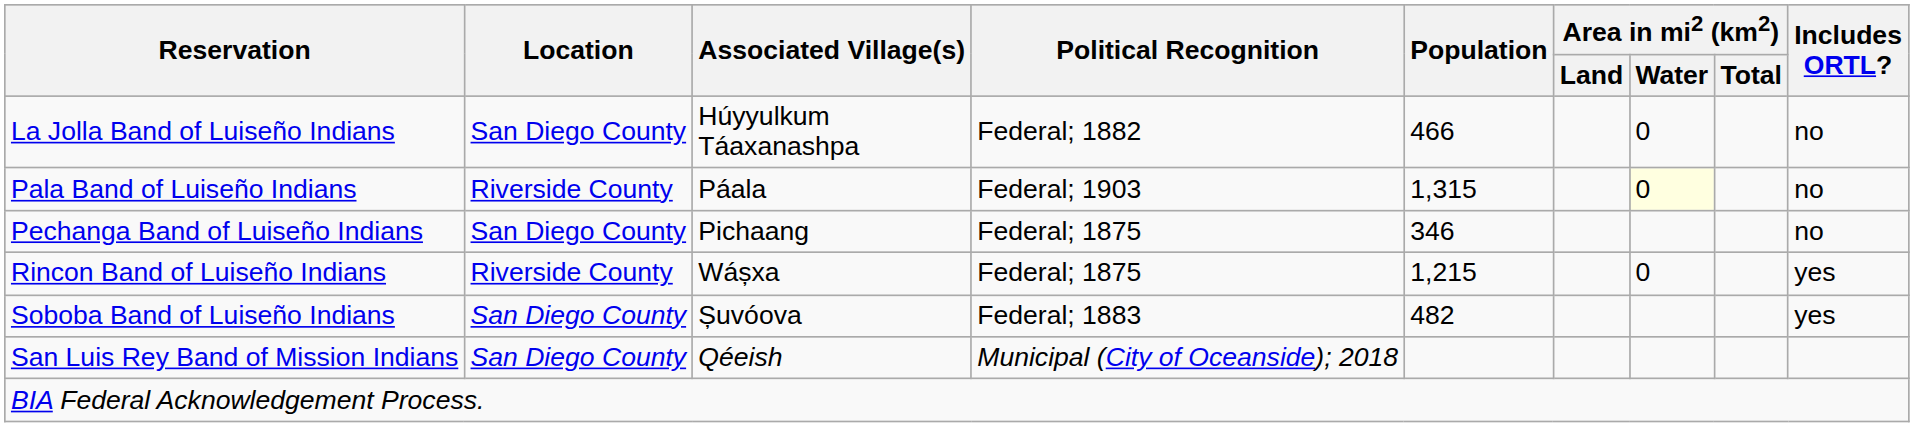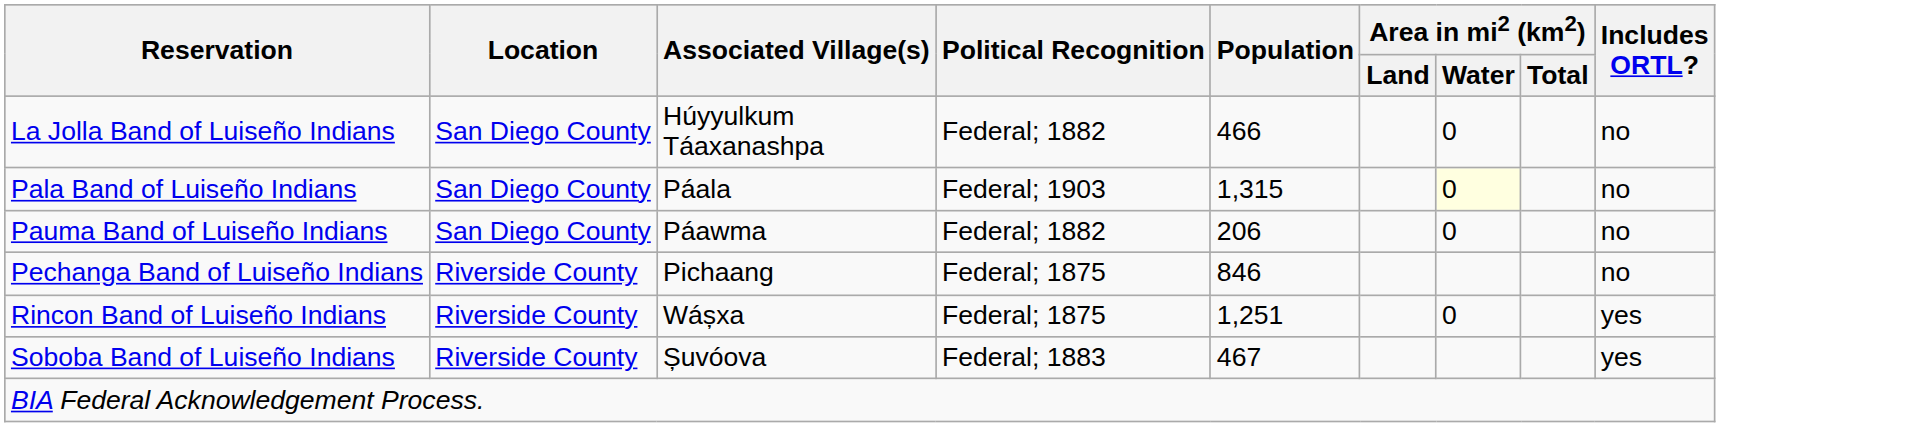(572, 188) Riverside County -> (543, 188) San Diego County
+ row: (199, 231)
(578, 231) San Diego County -> (536, 273) Riverside County
(1432, 231) 346 -> (1239, 273) 846
(1443, 273) 1,215 -> (1250, 315) 1,251
(578, 315) San Diego County -> (536, 357) Riverside County
(1432, 315) 482 -> (1239, 357) 467
- row: (235, 357)
